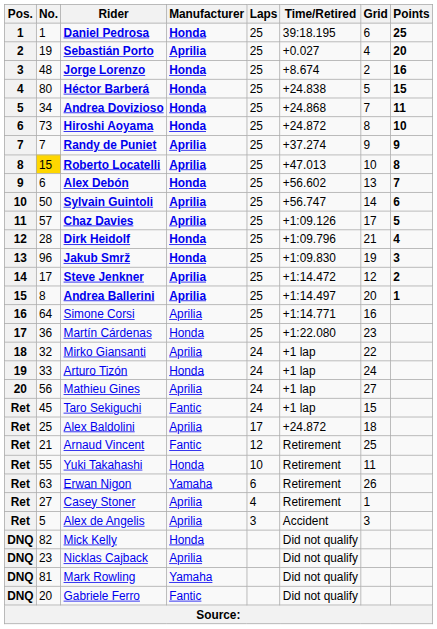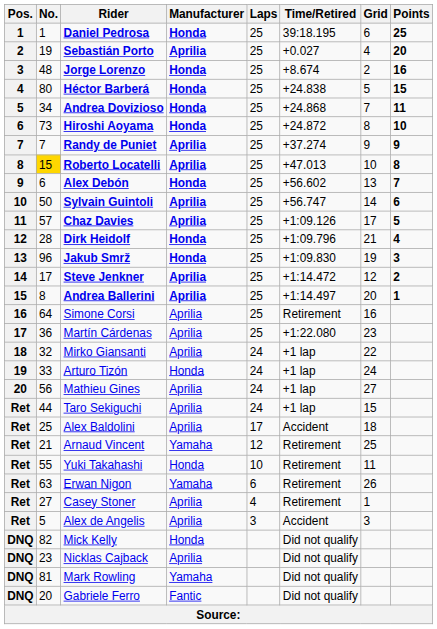(309, 314) +1:14.771 -> (312, 314) Retirement
(187, 333) Honda -> (186, 333) Aprilia
(46, 408) 45 -> (46, 408) 44
(185, 408) Fantic -> (186, 408) Aprilia
(304, 427) +24.872 -> (306, 427) Accident
(185, 446) Fantic -> (191, 446) Yamaha
